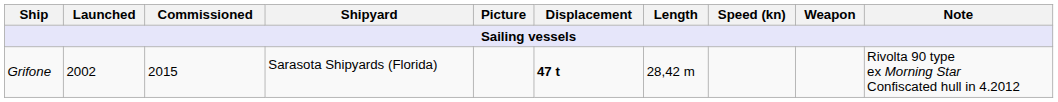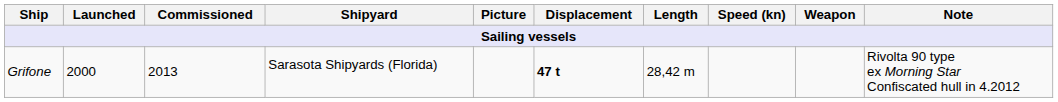(81, 72) 2002 -> (81, 72) 2000
(163, 72) 2015 -> (163, 72) 2013
